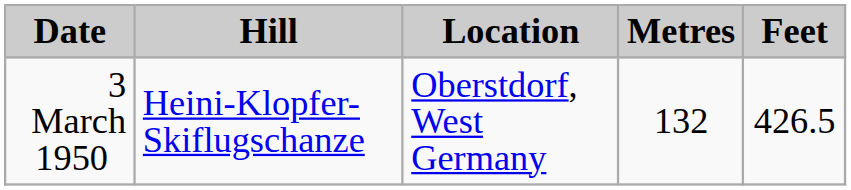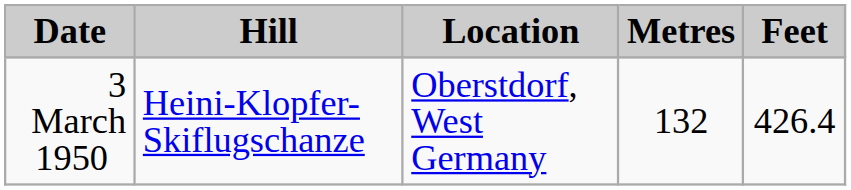(795, 120) 426.5 -> (795, 120) 426.4
